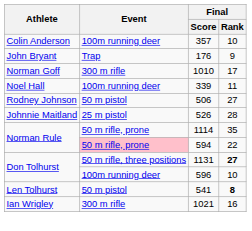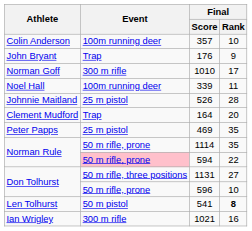- row: (204, 101)
+ row: (205, 116)
+ row: (205, 130)
(232, 160) bold -> (233, 175) normal
(121, 175) 100m running deer -> (116, 190) 50 m rifle, prone
